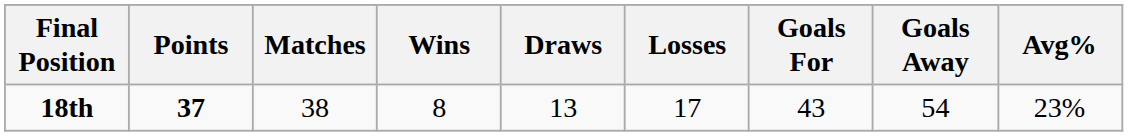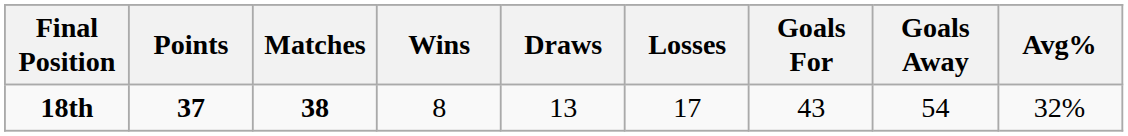(315, 107) normal -> (315, 107) bold
(1059, 107) 23% -> (1059, 107) 32%
